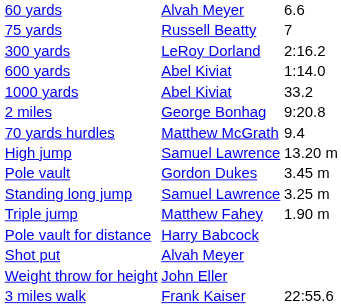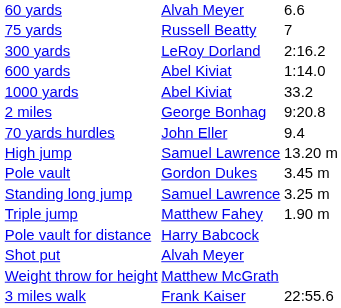(220, 132) Matthew McGrath -> (194, 132) John Eller
(194, 276) John Eller -> (220, 276) Matthew McGrath
